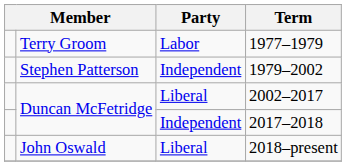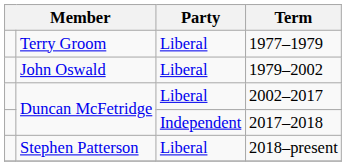(180, 43) Labor -> (184, 43) Liberal
(79, 69) Stephen Patterson -> (63, 69) John Oswald
(201, 69) Independent -> (184, 69) Liberal
(63, 148) John Oswald -> (79, 148) Stephen Patterson
